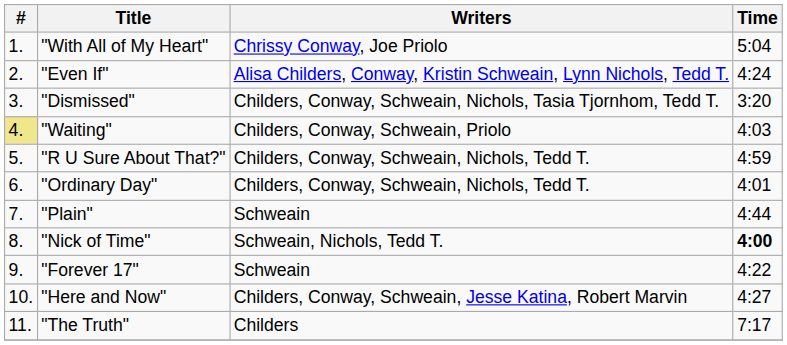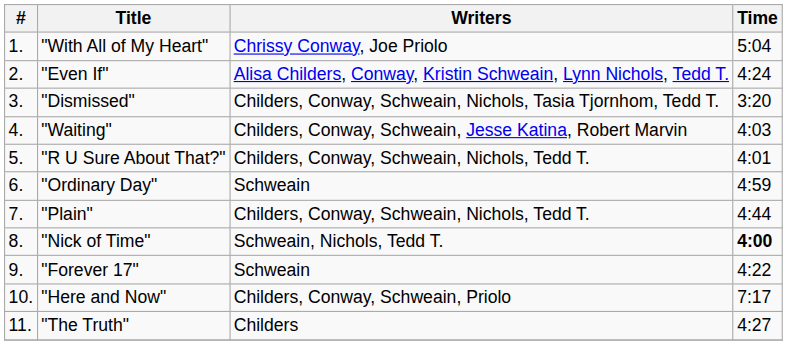(16, 130) khaki background -> (16, 130) no background
(372, 130) Childers, Conway, Schweain, Priolo -> (460, 130) Childers, Conway, Schweain, Jesse Katina, Robert Marvin
(754, 158) 4:59 -> (754, 158) 4:01
(412, 185) Childers, Conway, Schweain, Nichols, Tedd T. -> (272, 185) Schweain
(754, 185) 4:01 -> (754, 185) 4:59
(272, 213) Schweain -> (412, 213) Childers, Conway, Schweain, Nichols, Tedd T.
(460, 297) Childers, Conway, Schweain, Jesse Katina, Robert Marvin -> (372, 297) Childers, Conway, Schweain, Priolo
(754, 297) 4:27 -> (754, 297) 7:17
(754, 325) 7:17 -> (754, 325) 4:27
